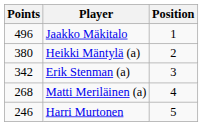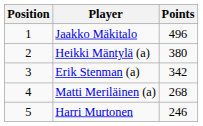columns swapped: (173, 14) <-> (24, 14)
